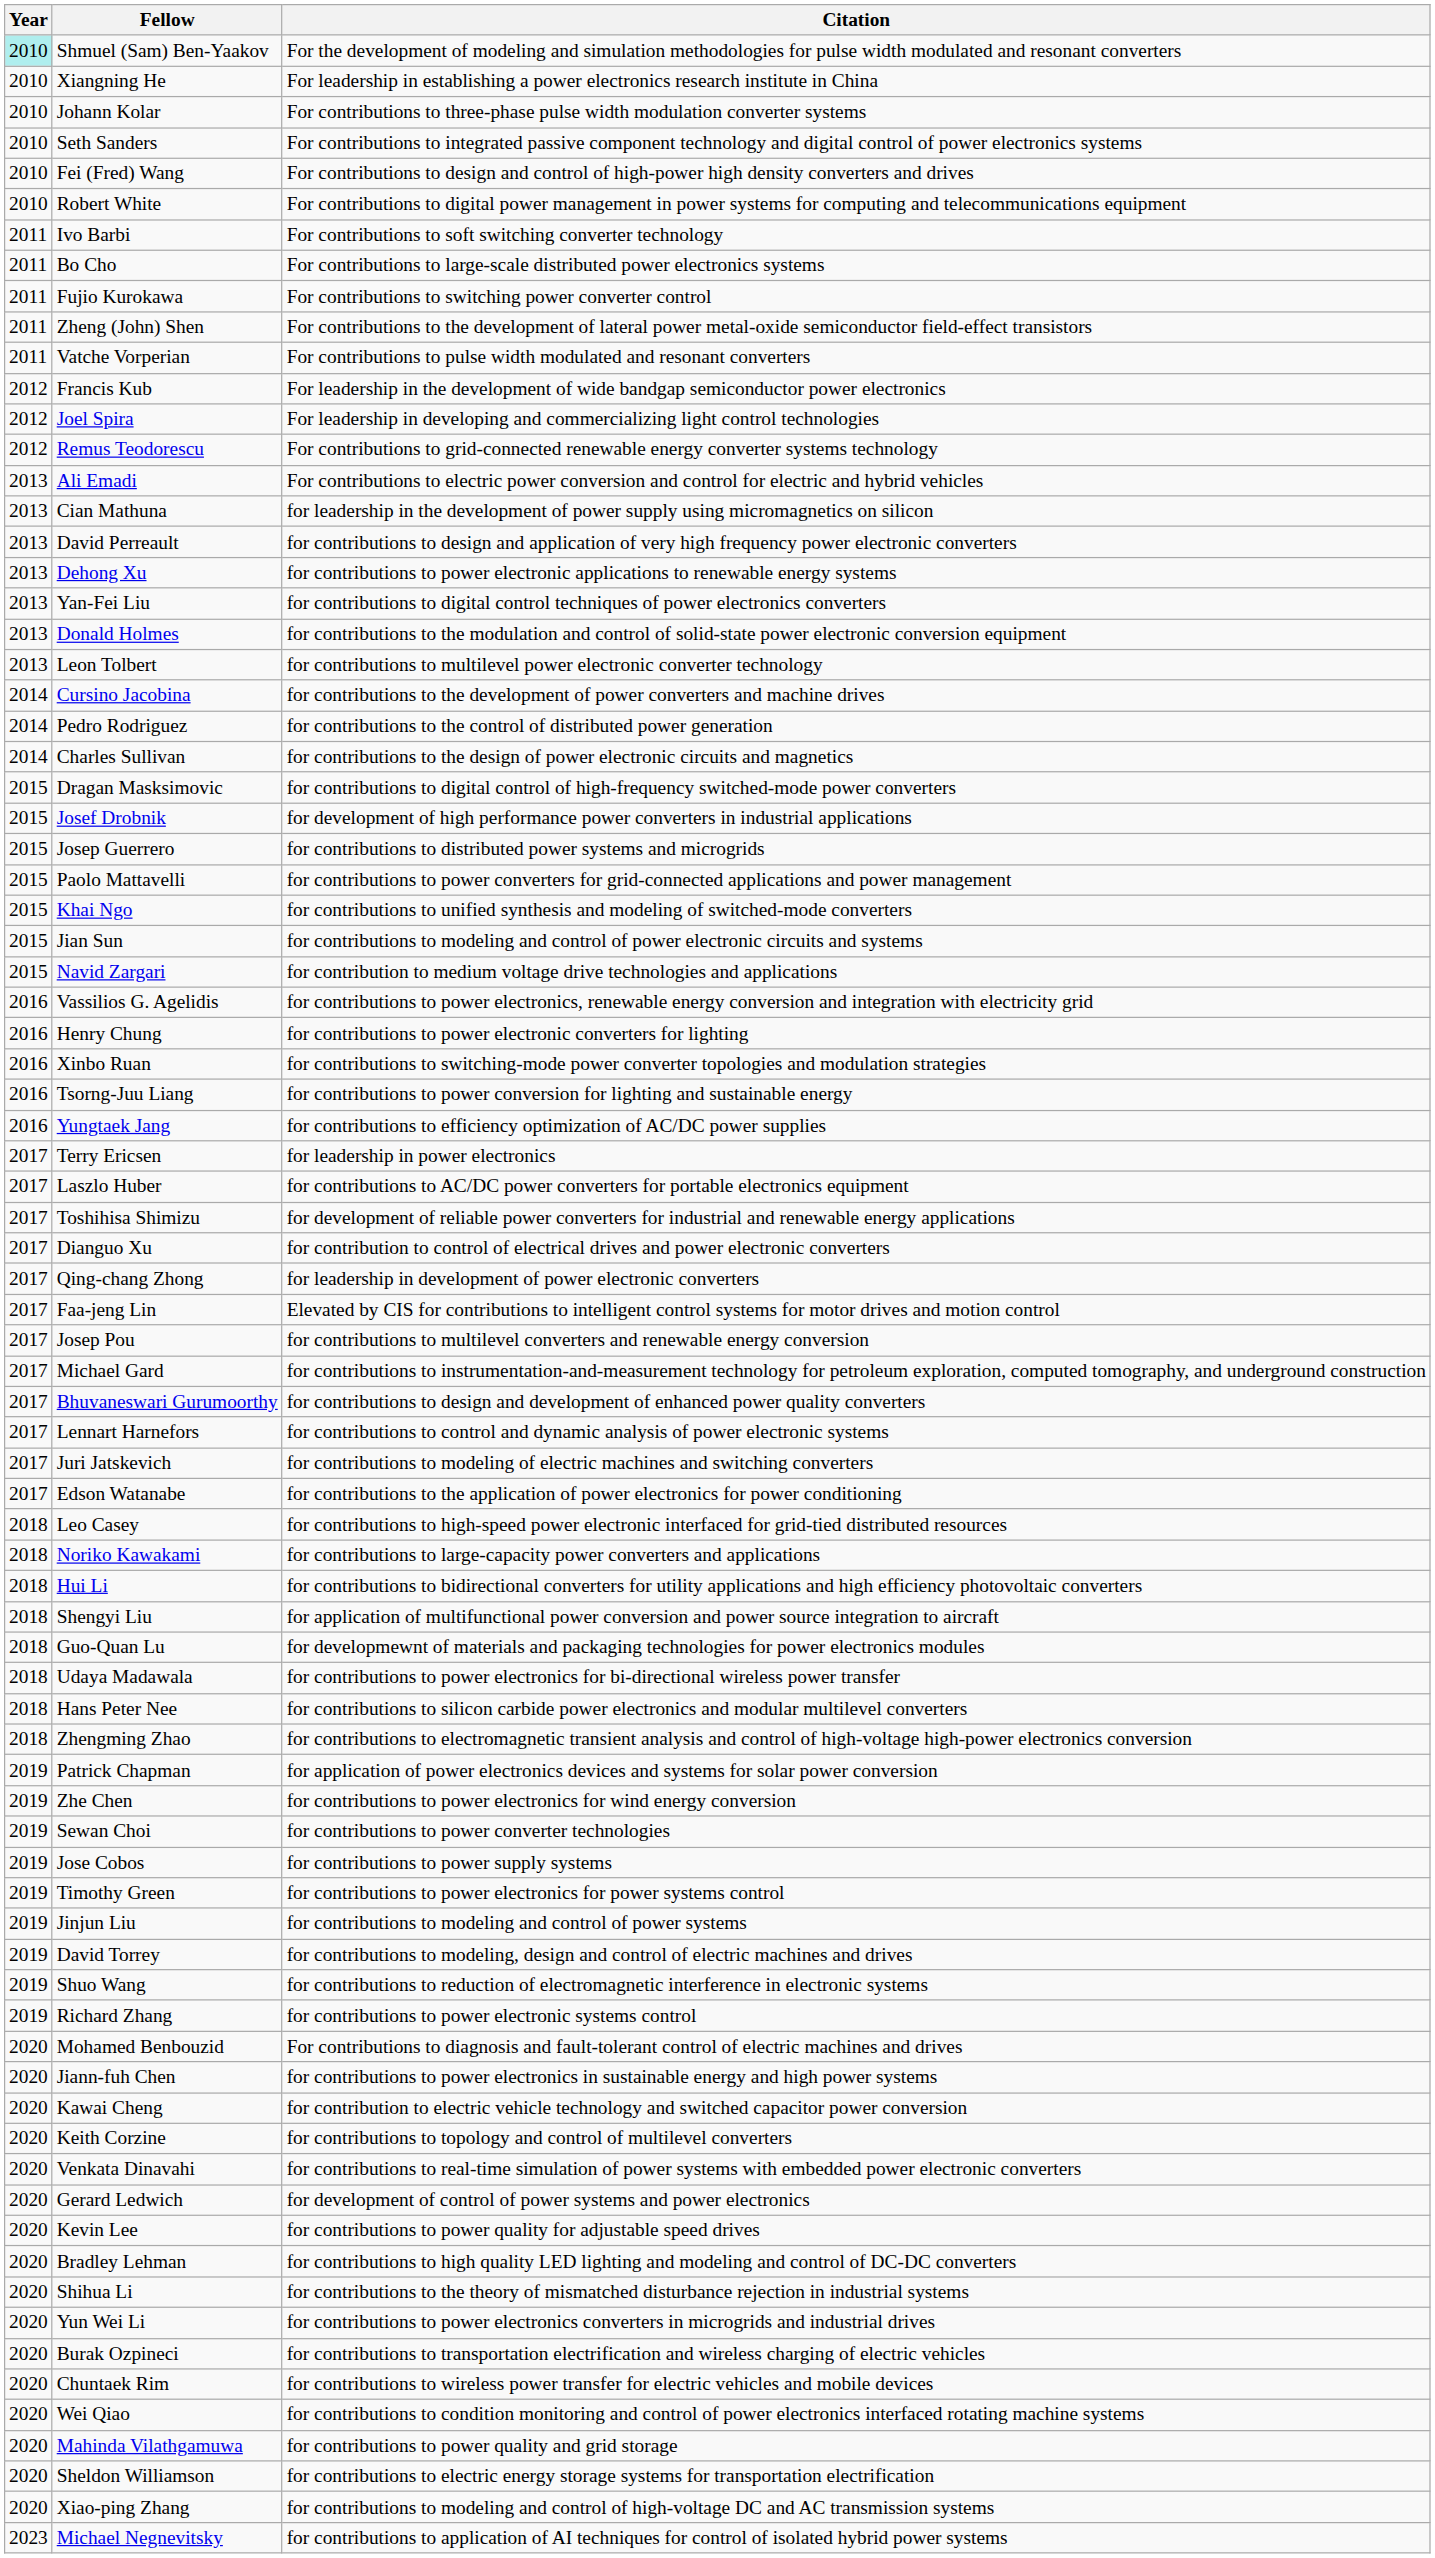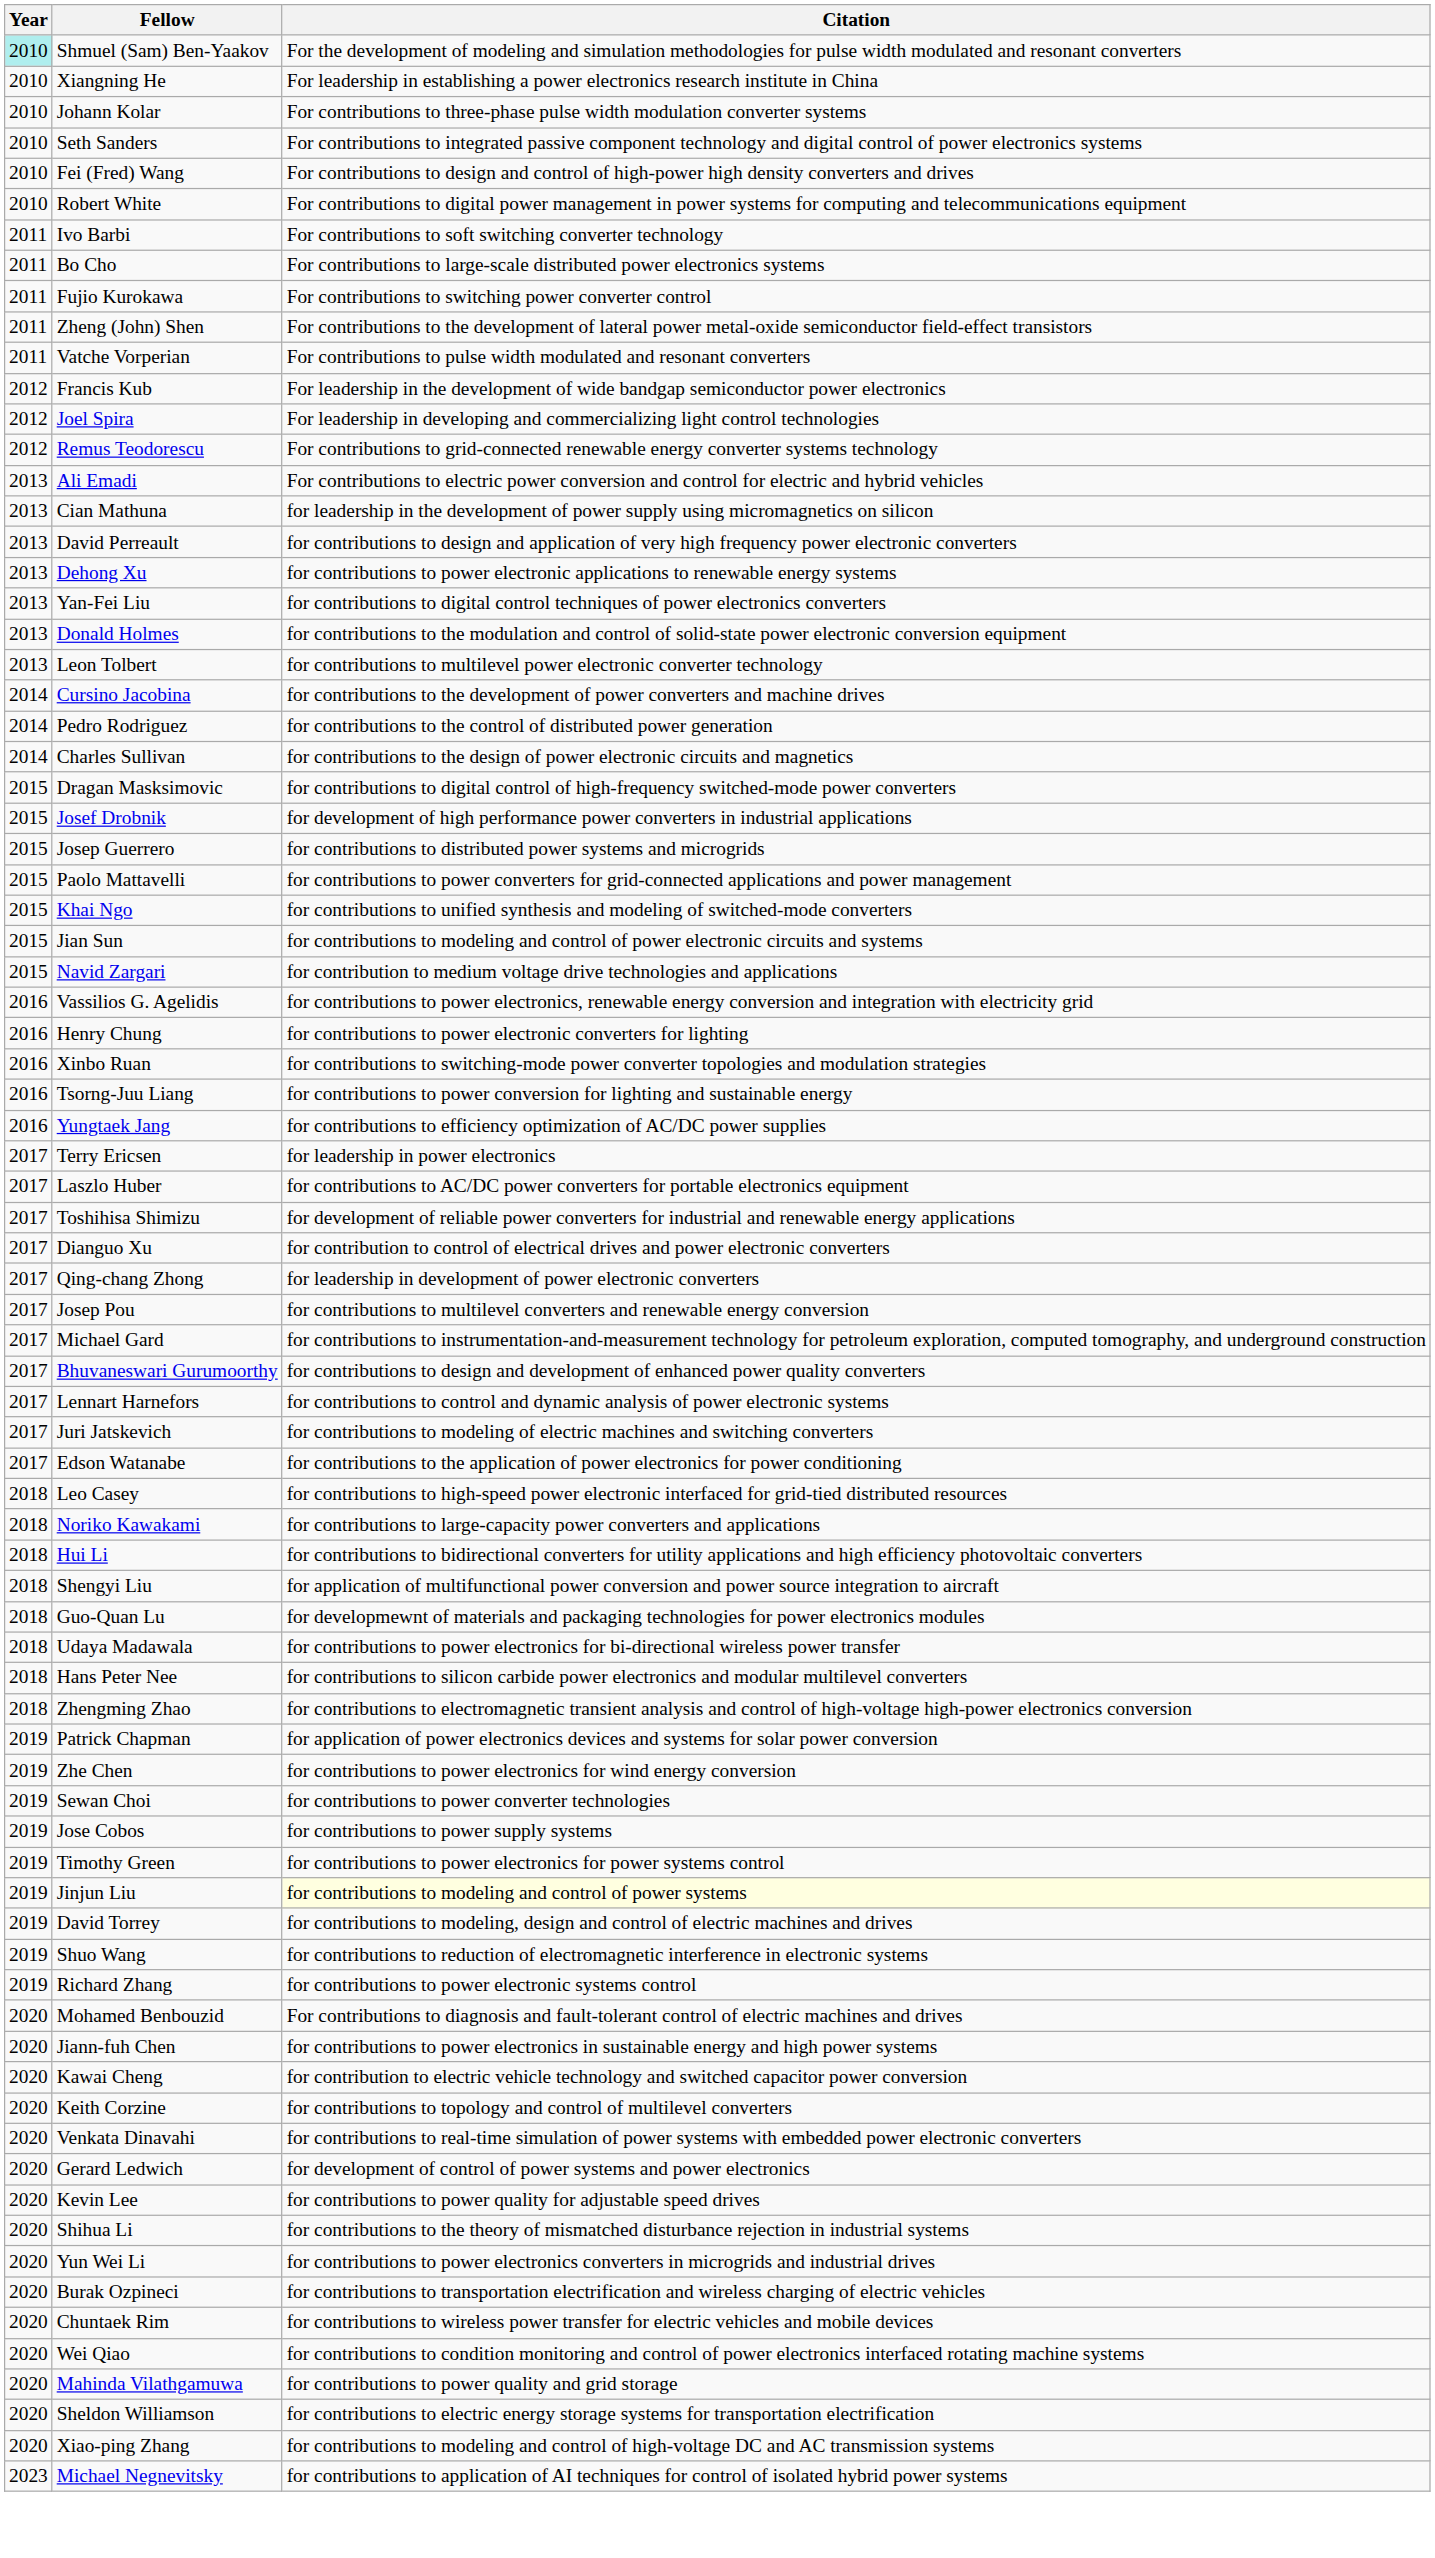- row: (106, 1309)
(517, 1923) no background -> (517, 1892) lightyellow background
- row: (121, 2261)
